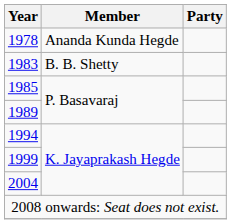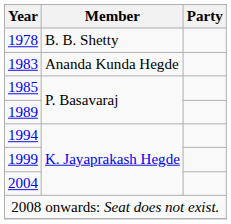(112, 40) Ananda Kunda Hegde -> (82, 40) B. B. Shetty
(82, 64) B. B. Shetty -> (112, 64) Ananda Kunda Hegde
